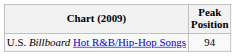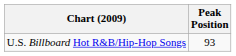(210, 42) 94 -> (210, 42) 93
